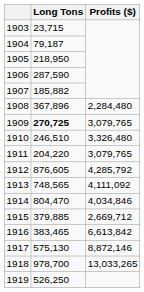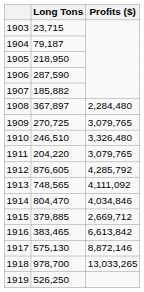(51, 106) 367,896 -> (51, 106) 367,897
(51, 122) bold -> (51, 122) normal
